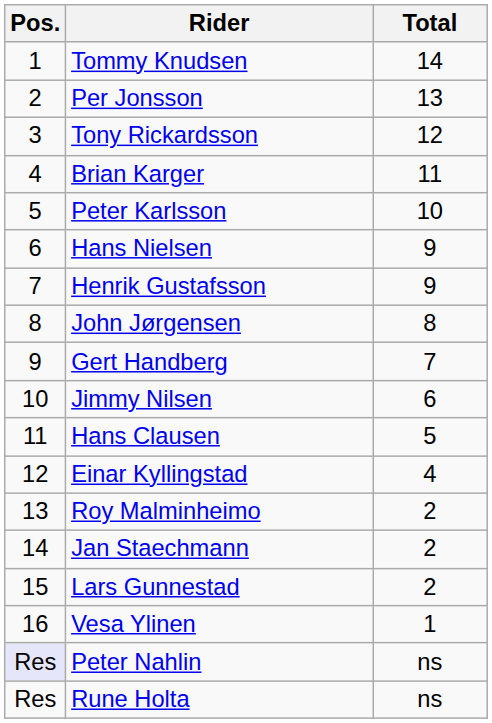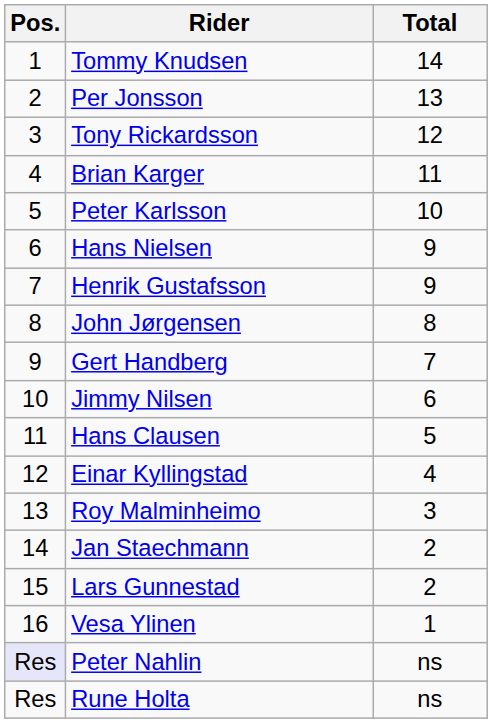(430, 511) 2 -> (430, 511) 3
